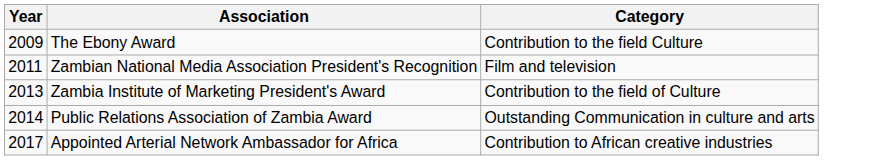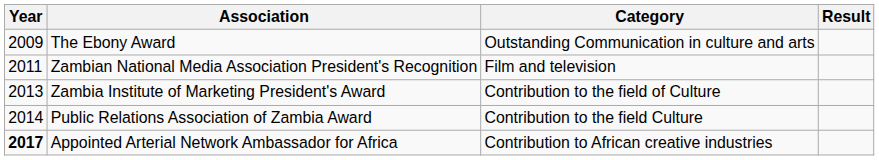+ column: (846, 17)
(594, 42) Contribution to the field Culture -> (650, 42) Outstanding Communication in culture and arts
(650, 117) Outstanding Communication in culture and arts -> (594, 117) Contribution to the field Culture
(26, 142) normal -> (26, 142) bold
